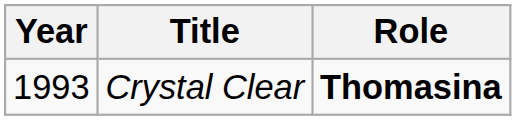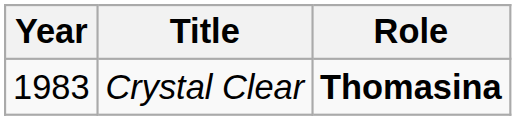(51, 86) 1993 -> (51, 86) 1983
